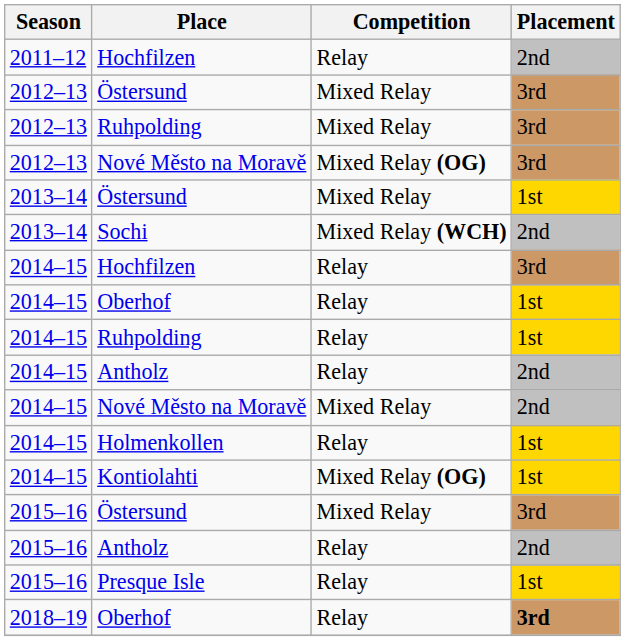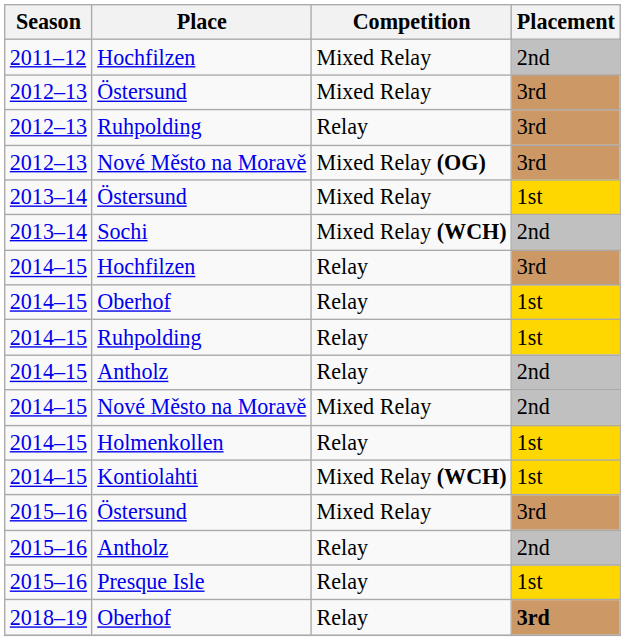(342, 57) Relay -> (374, 57) Mixed Relay
(374, 127) Mixed Relay -> (342, 127) Relay
(401, 477) Mixed Relay (OG) -> (412, 477) Mixed Relay (WCH)
